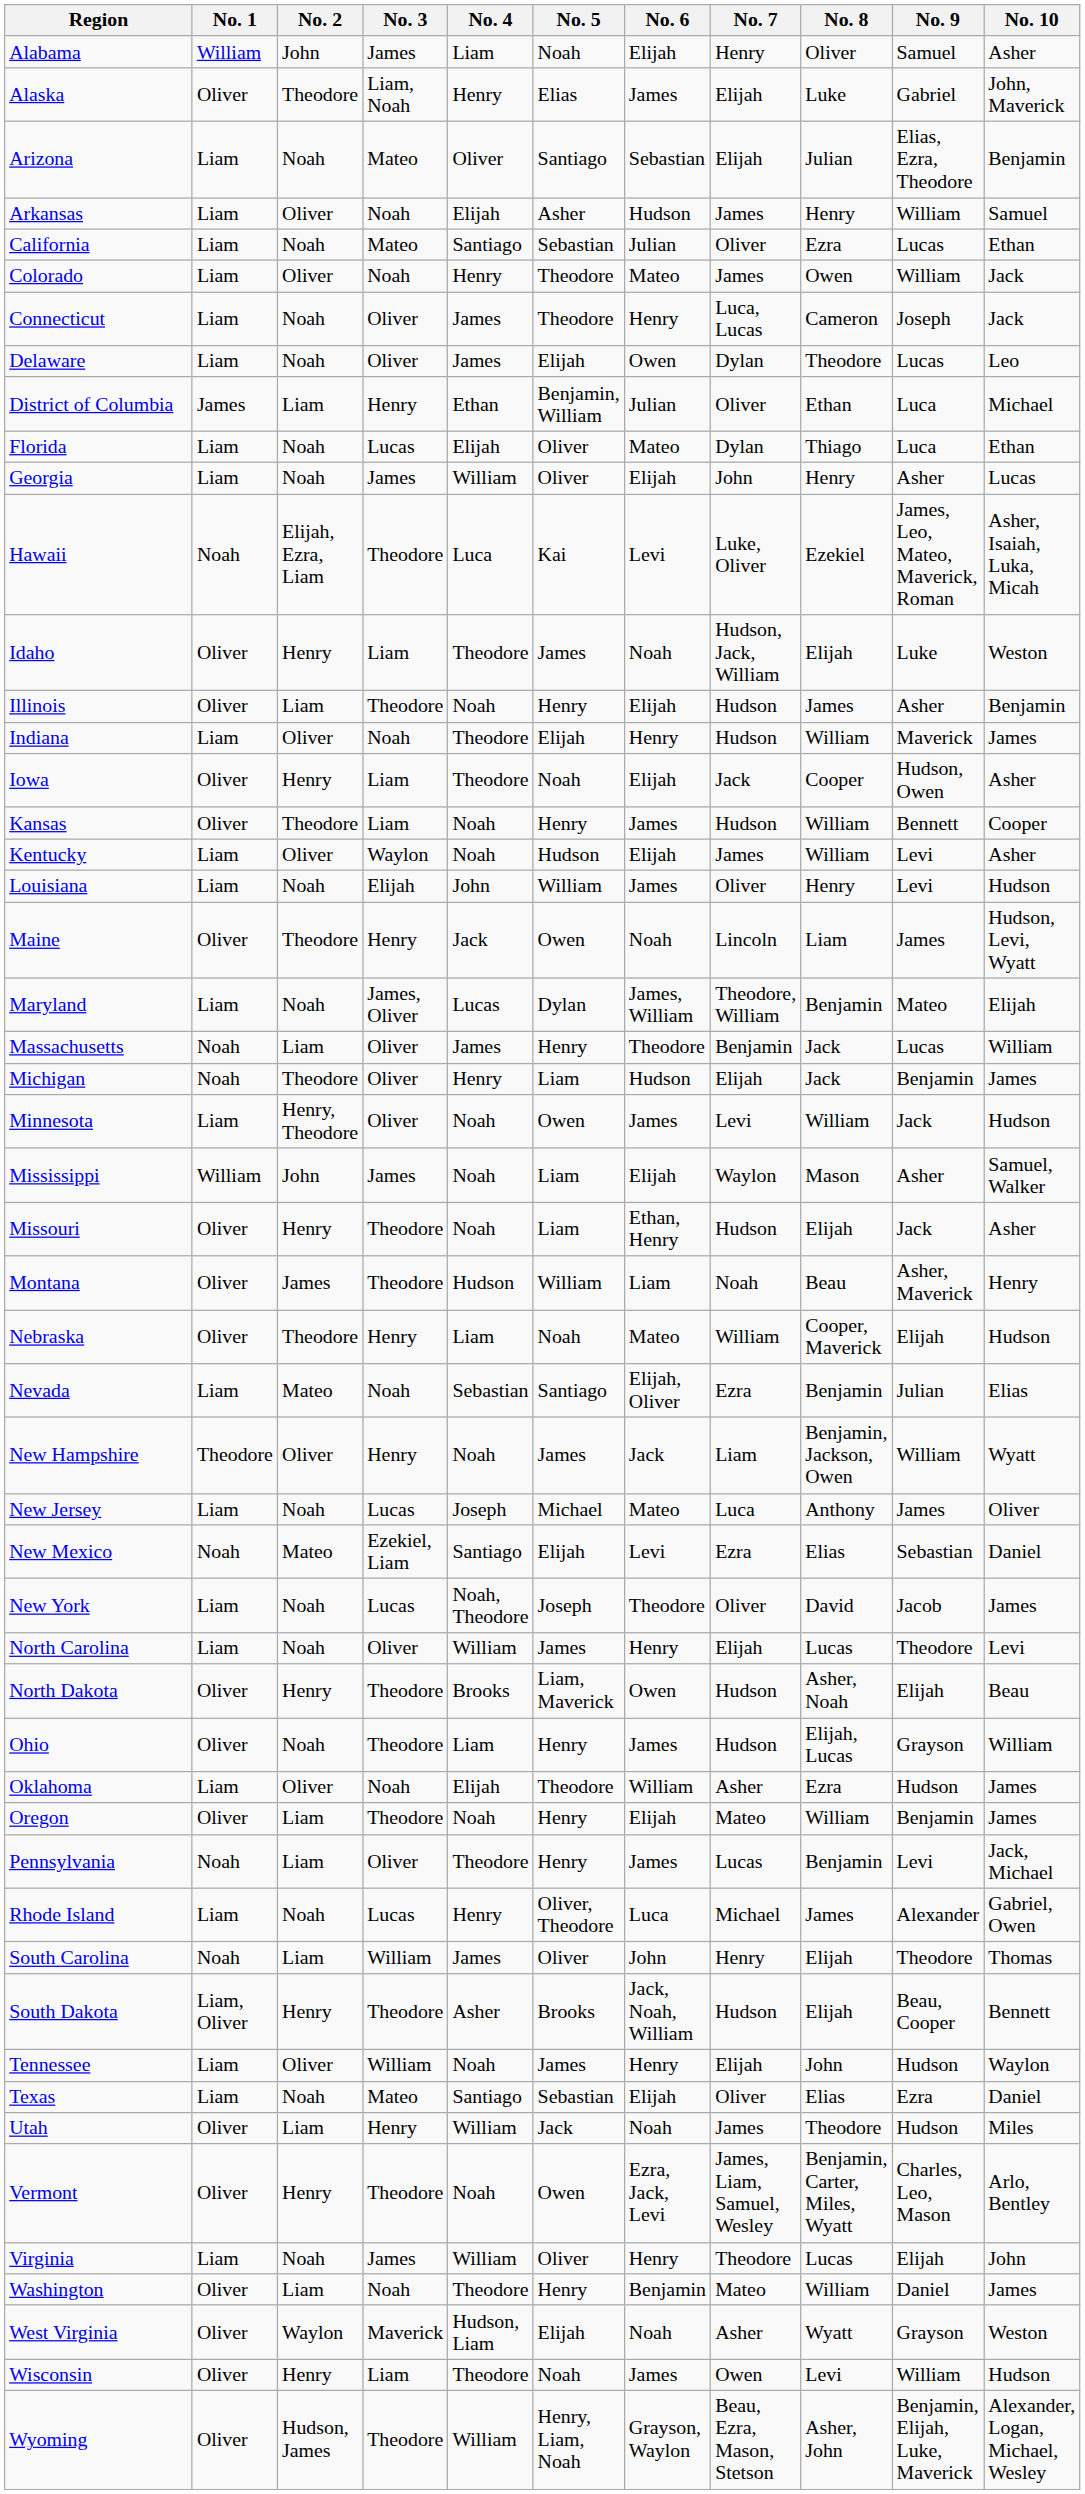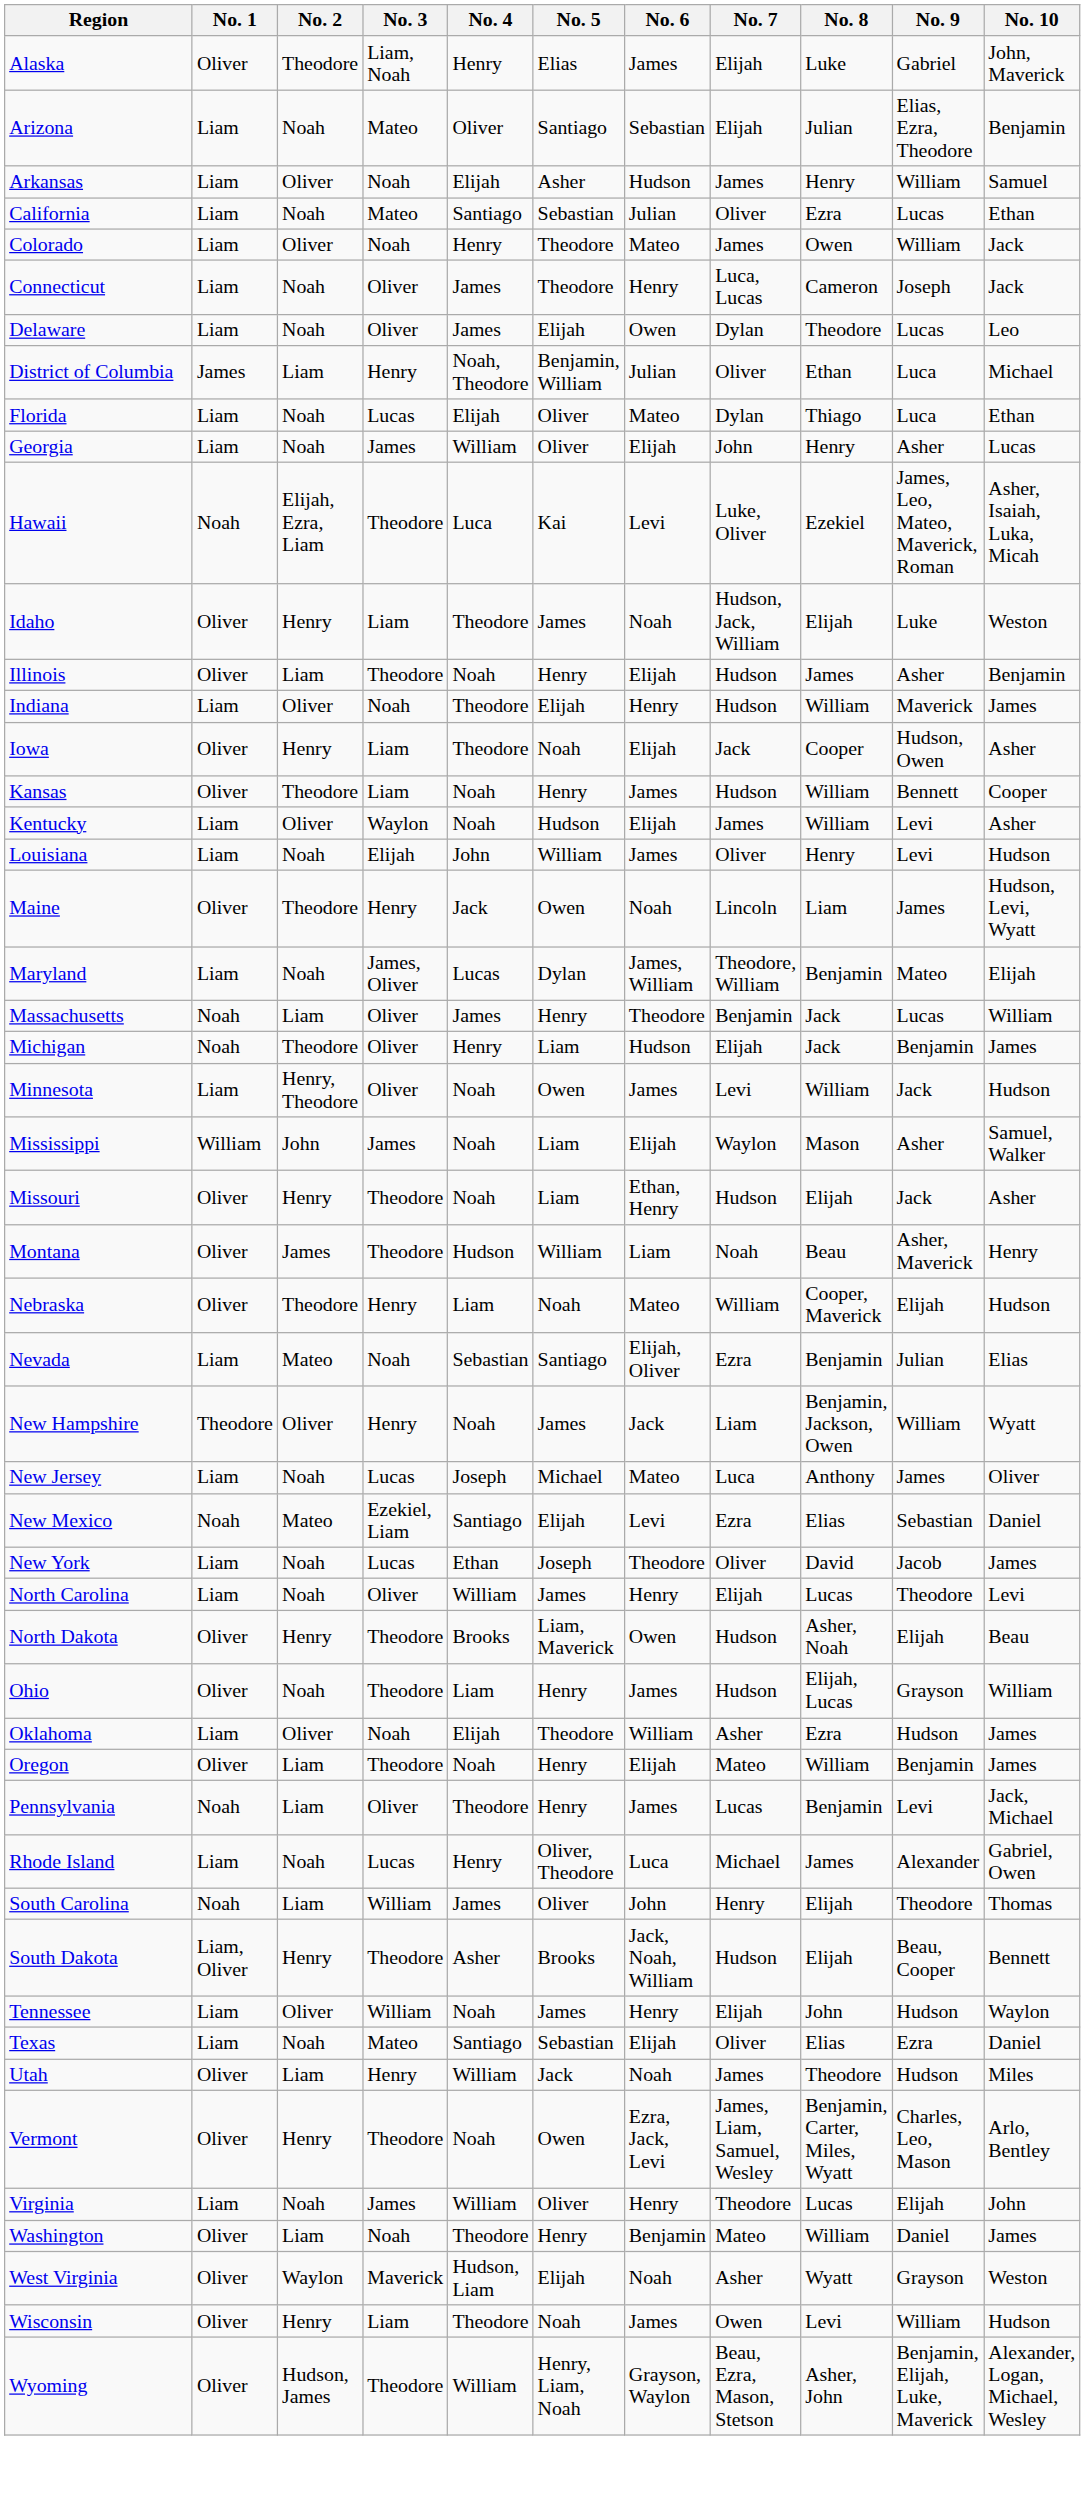- row: (45, 51)
(476, 403) Ethan -> (490, 372) Noah, Theodore
(490, 1605) Noah, Theodore -> (476, 1562) Ethan
